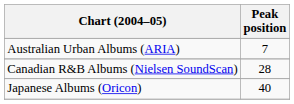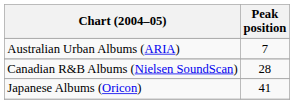(265, 88) 40 -> (265, 88) 41
